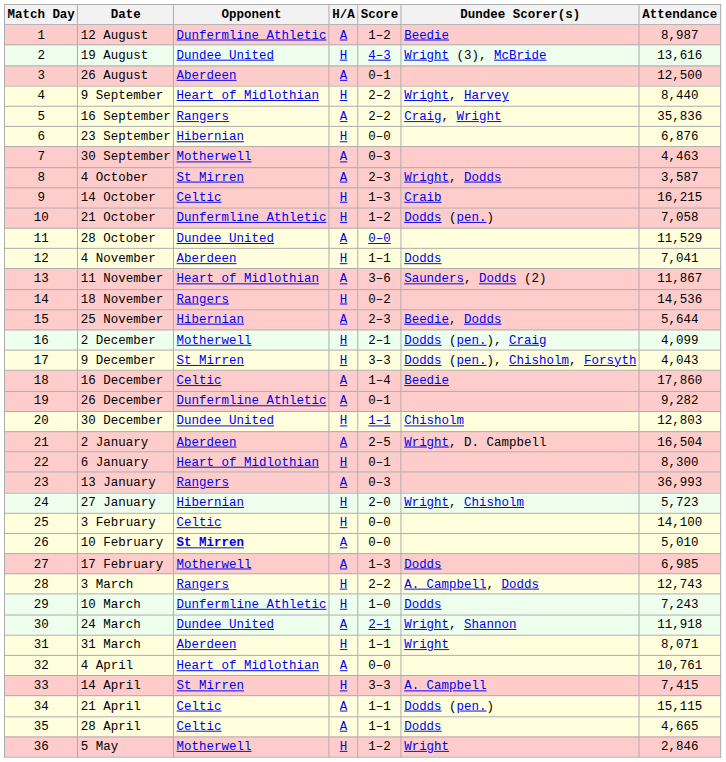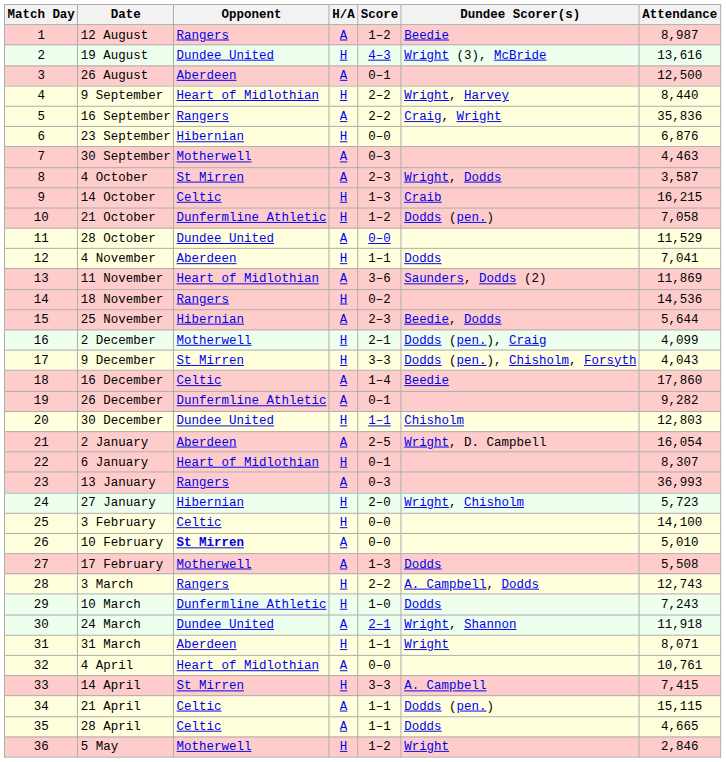(252, 35) Dunfermline Athletic -> (203, 35) Rangers
(680, 279) 11,867 -> (680, 279) 11,869
(680, 442) 16,504 -> (680, 442) 16,054
(680, 462) 8,300 -> (680, 462) 8,307
(680, 564) 6,985 -> (680, 564) 5,508
